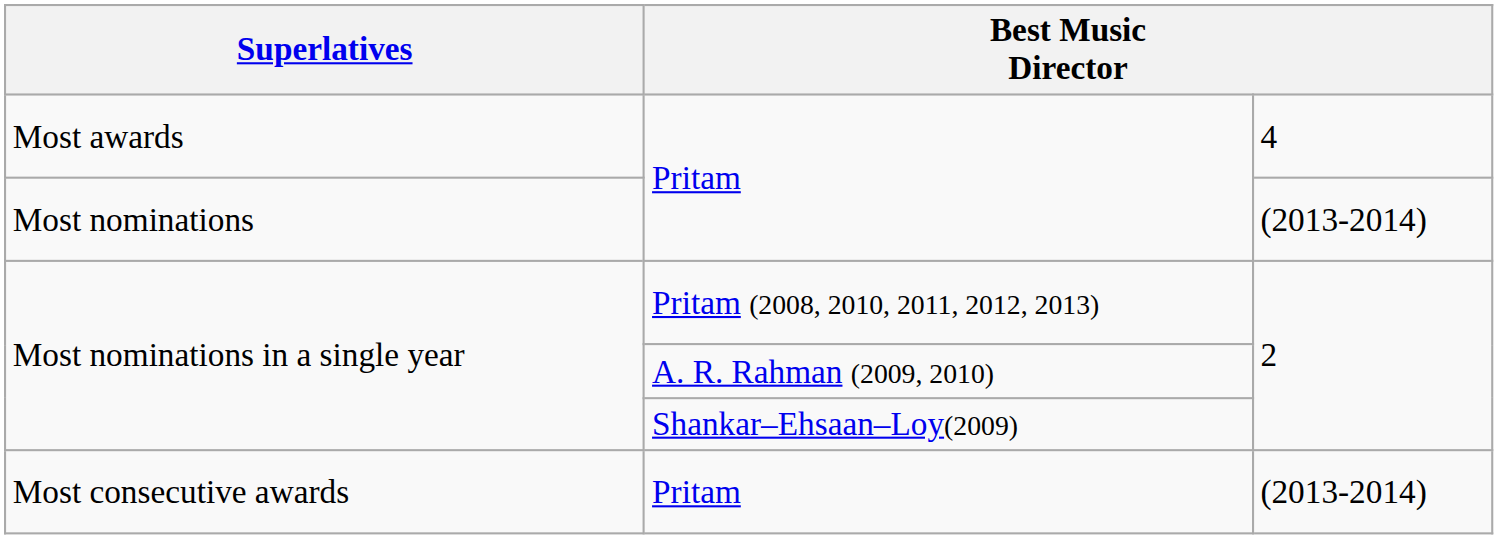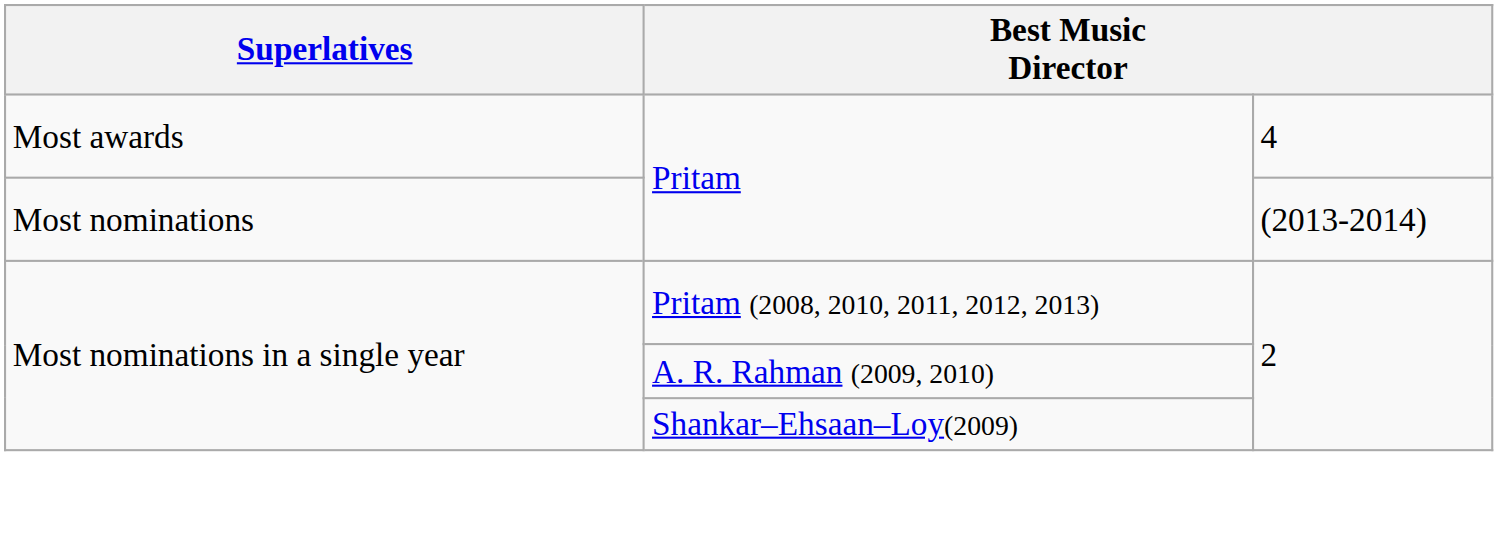- row: (181, 491)
